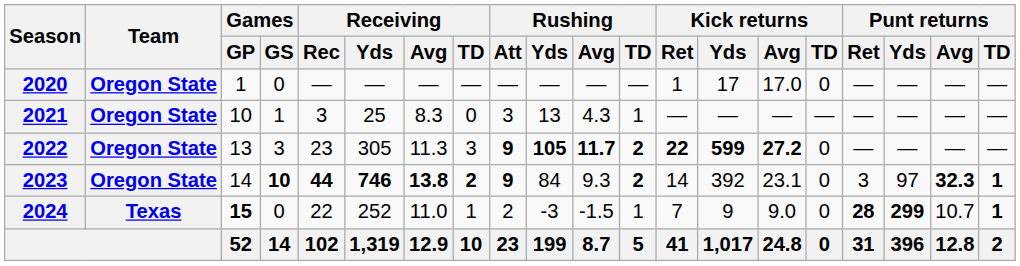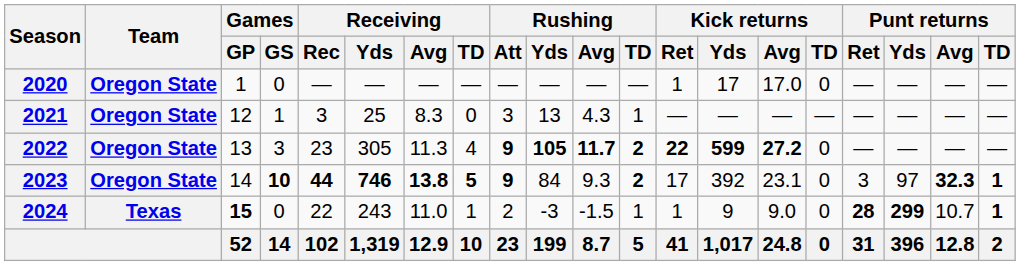(241, 116) 10 -> (241, 116) 12
(471, 148) 3 -> (471, 148) 4
(471, 180) 2 -> (471, 180) 5
(677, 180) 14 -> (677, 180) 17
(375, 212) 252 -> (375, 212) 243
(677, 212) 7 -> (677, 212) 1
